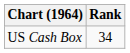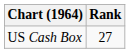(105, 37) 34 -> (105, 37) 27
